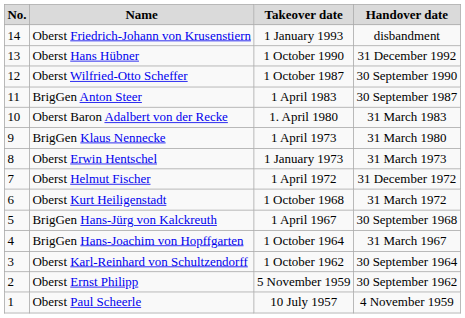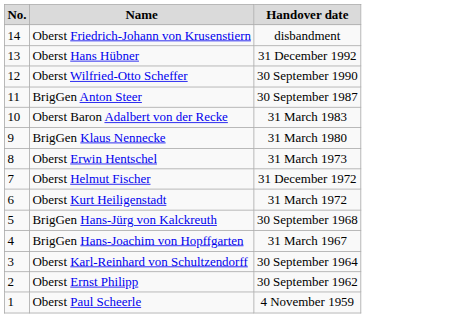- column: (304, 14)
